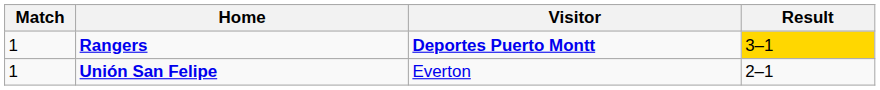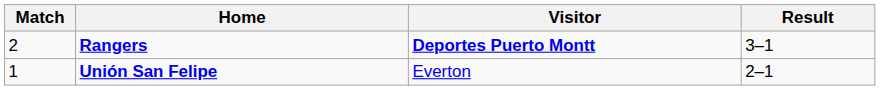(13, 44) 1 -> (13, 44) 2
(759, 44) gold background -> (759, 44) no background
